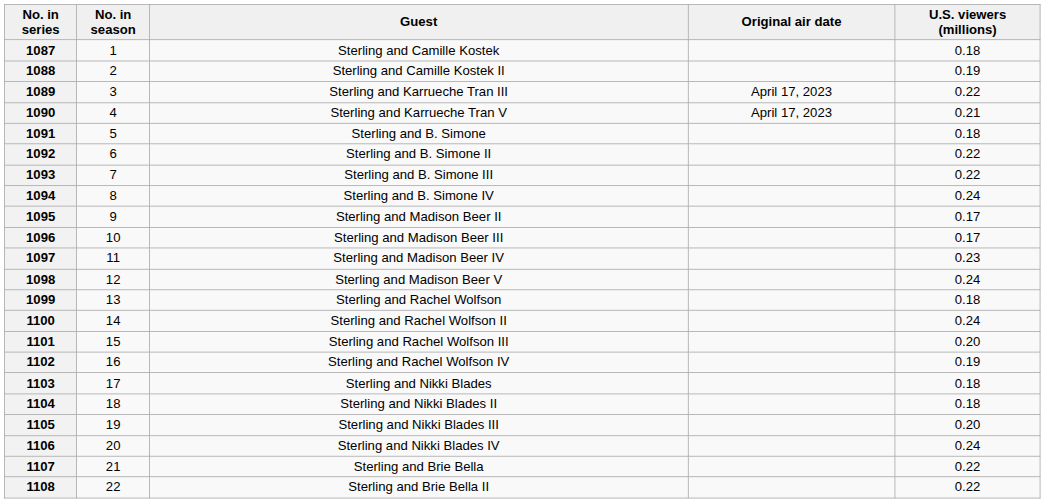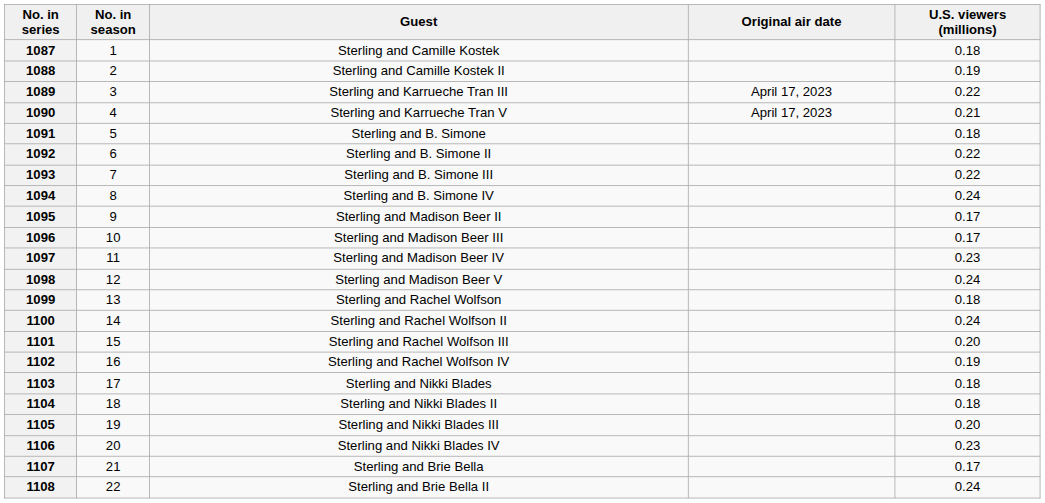(968, 445) 0.24 -> (968, 445) 0.23
(968, 466) 0.22 -> (968, 466) 0.17
(968, 487) 0.22 -> (968, 487) 0.24
